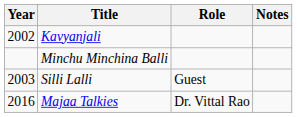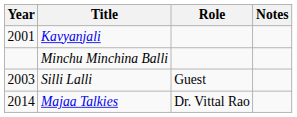(21, 36) 2002 -> (21, 36) 2001
(21, 101) 2016 -> (21, 101) 2014
